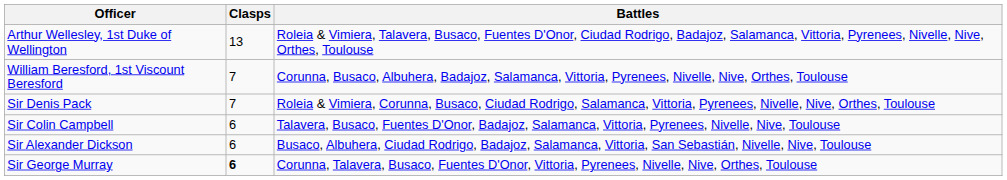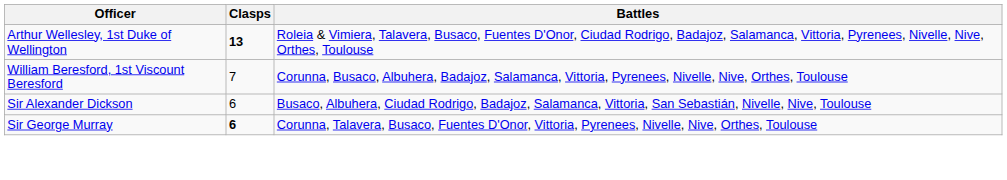(236, 42) normal -> (236, 42) bold
- row: (49, 104)
- row: (60, 124)
